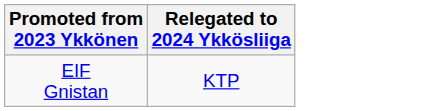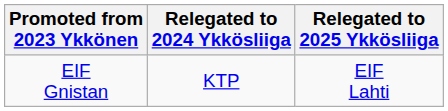+ column: (369, 29)
